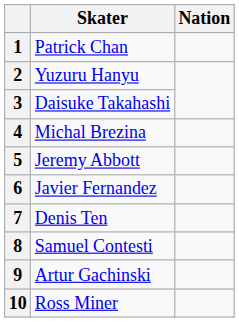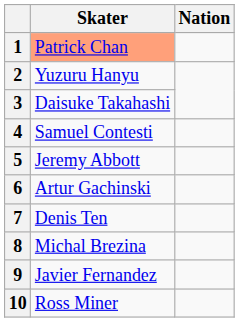(81, 47) no background -> (81, 47) lightsalmon background
(90, 132) Michal Brezina -> (94, 132) Samuel Contesti
(96, 189) Javier Fernandez -> (93, 189) Artur Gachinski
(94, 246) Samuel Contesti -> (90, 246) Michal Brezina
(93, 274) Artur Gachinski -> (96, 274) Javier Fernandez
